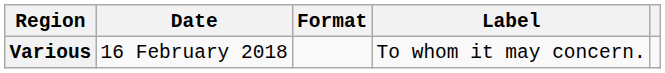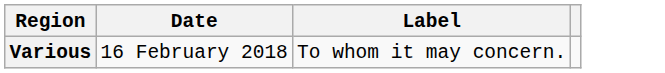- column: (332, 21)
